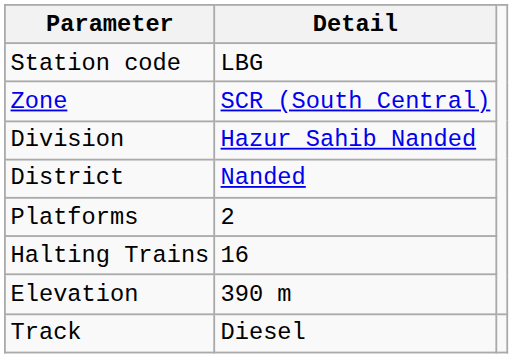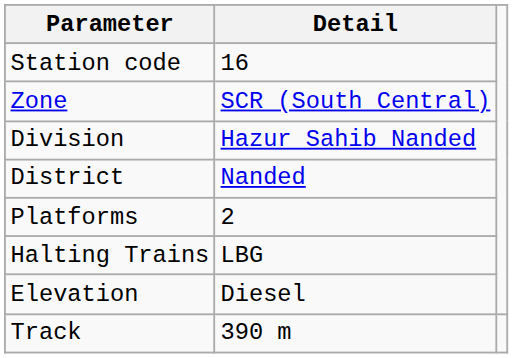(242, 63) LBG -> (235, 63) 16
(235, 256) 16 -> (242, 256) LBG
(256, 294) 390 m -> (263, 294) Diesel
(263, 333) Diesel -> (256, 333) 390 m
